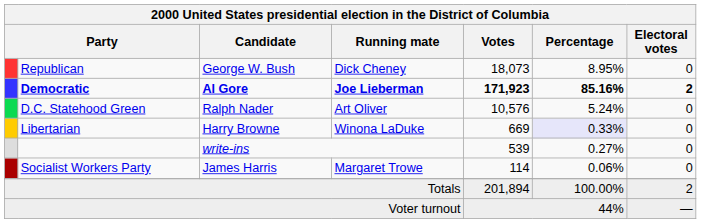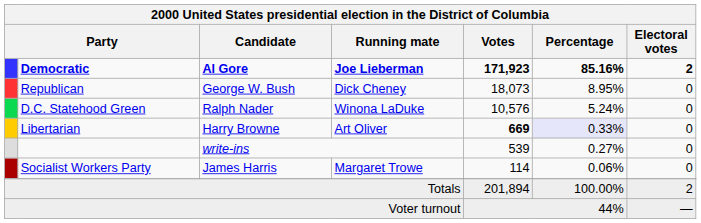rows swapped: (55, 89) <-> (52, 69)
(361, 109) Art Oliver -> (379, 109) Winona LaDuke
(379, 129) Winona LaDuke -> (361, 129) Art Oliver
(519, 129) normal -> (519, 129) bold
